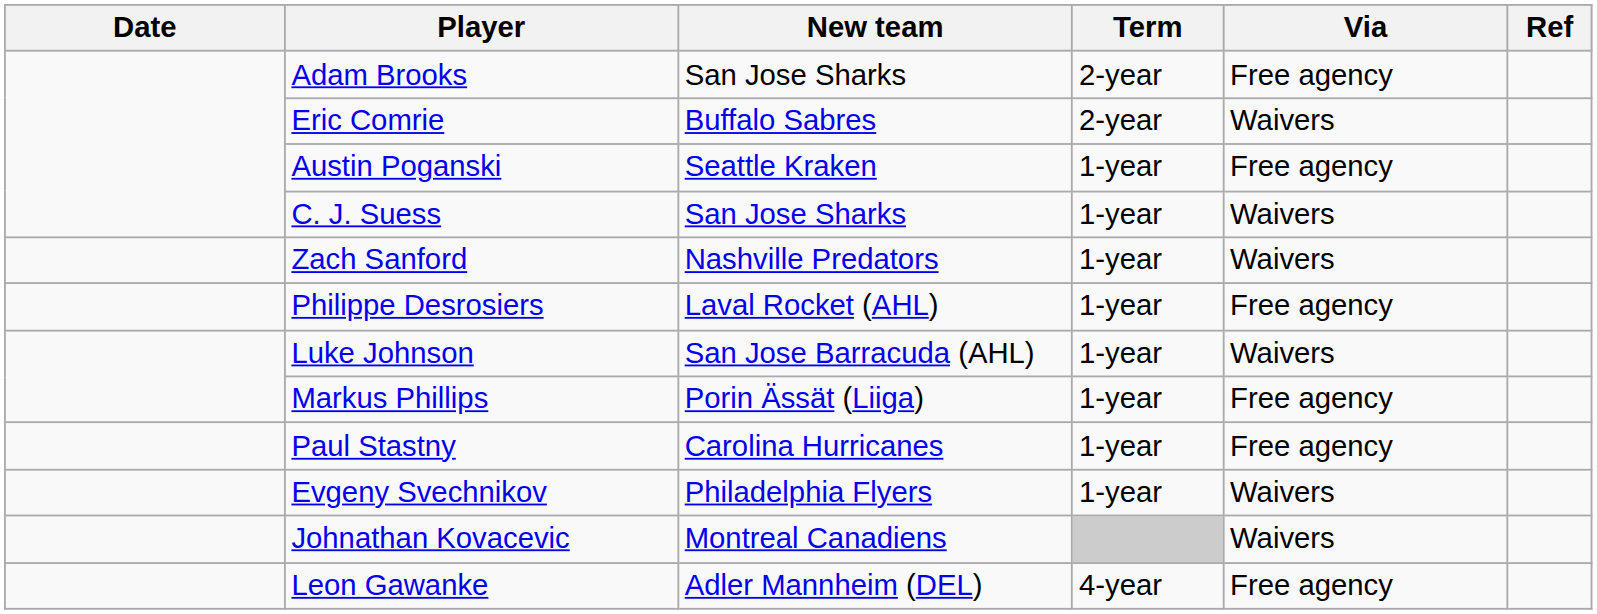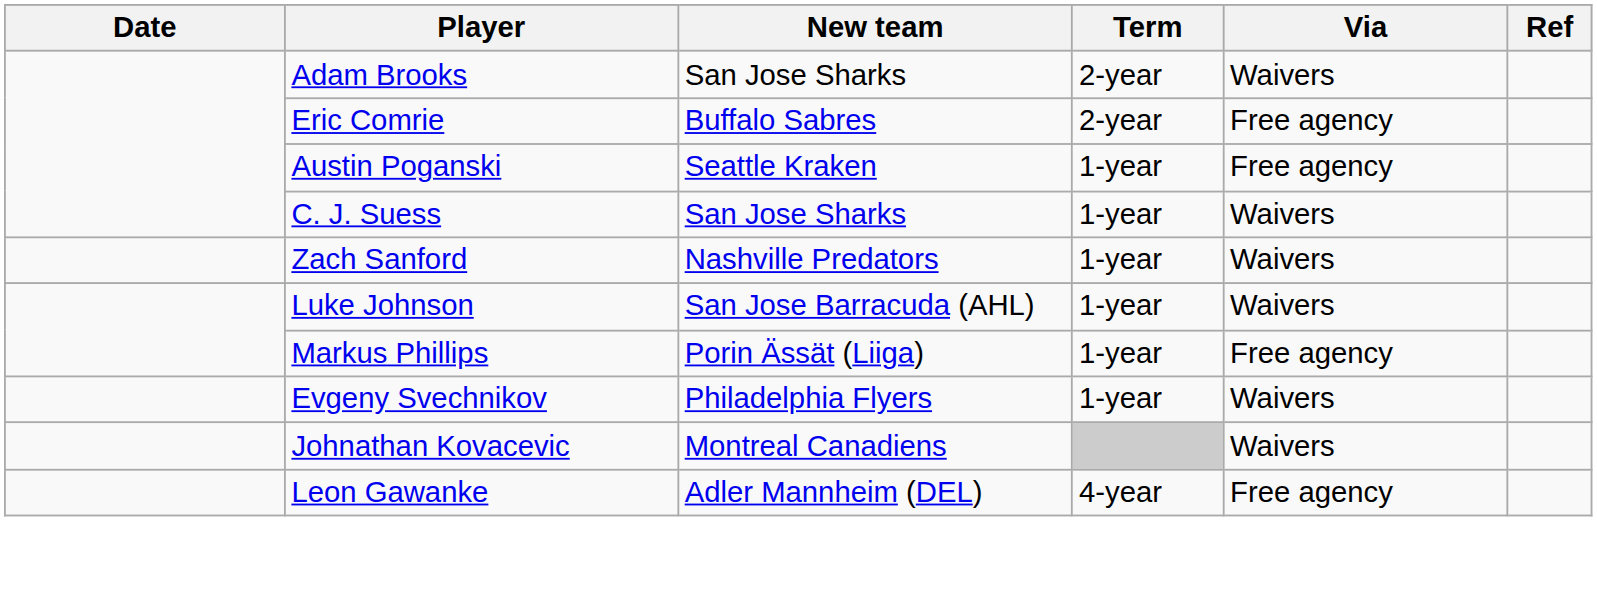(1311, 74) Free agency -> (1282, 74) Waivers
(1282, 120) Waivers -> (1311, 120) Free agency
- row: (418, 306)
- row: (374, 445)
